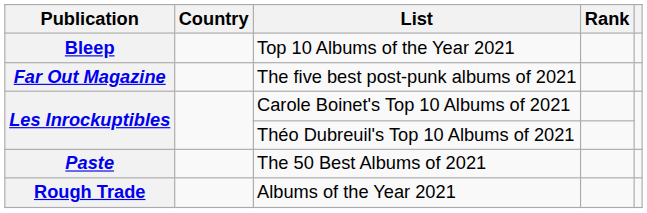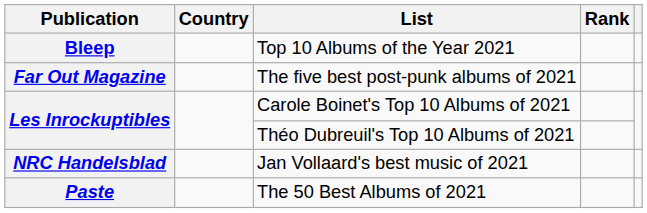+ row: (393, 163)
- row: (356, 192)
